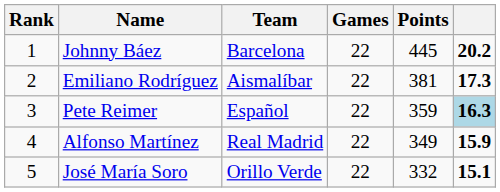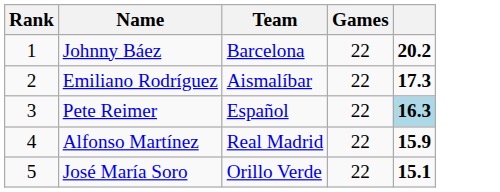- column: (423, 19)
